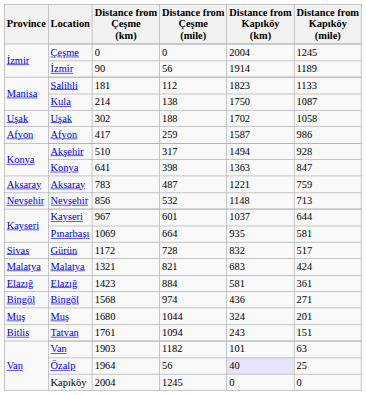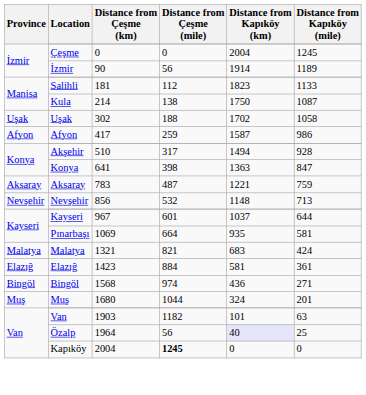- row: (18, 250)
- row: (18, 333)
(172, 382) normal -> (172, 349) bold
